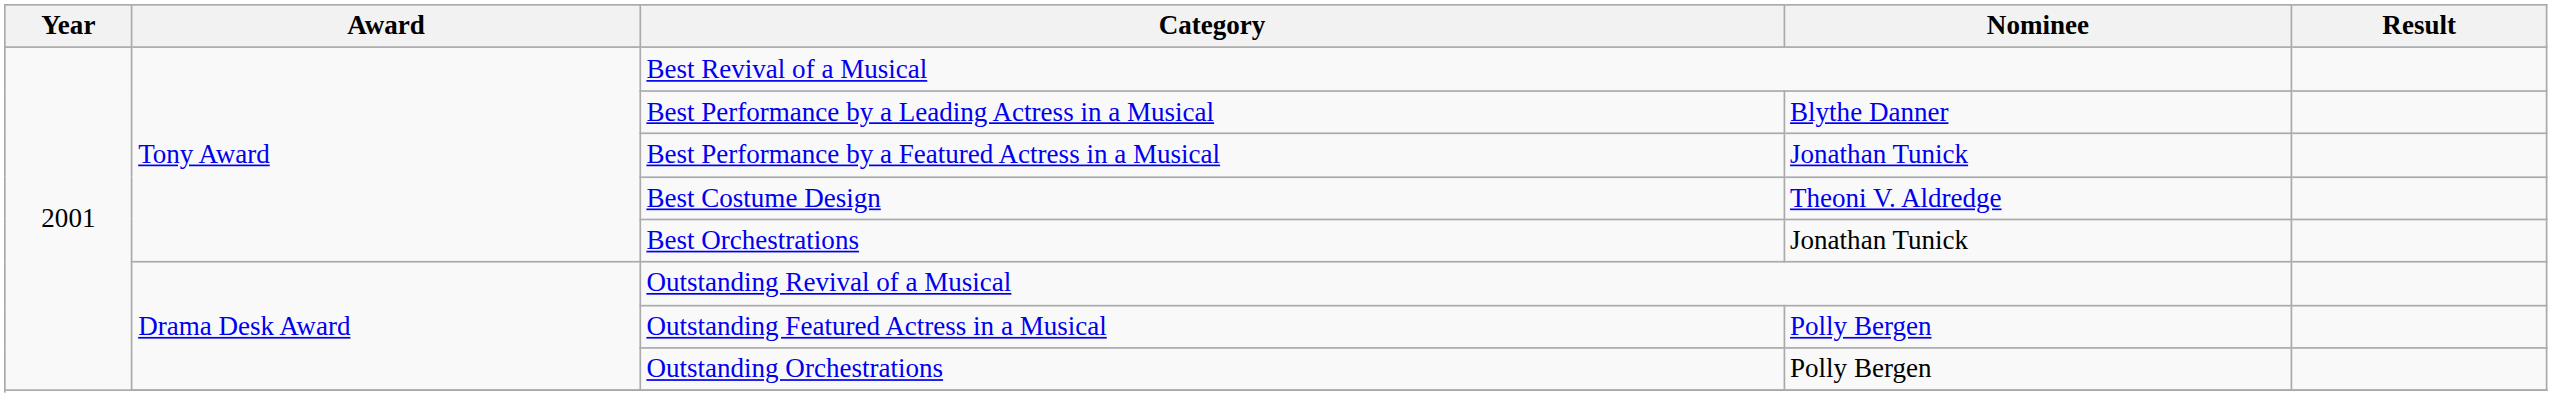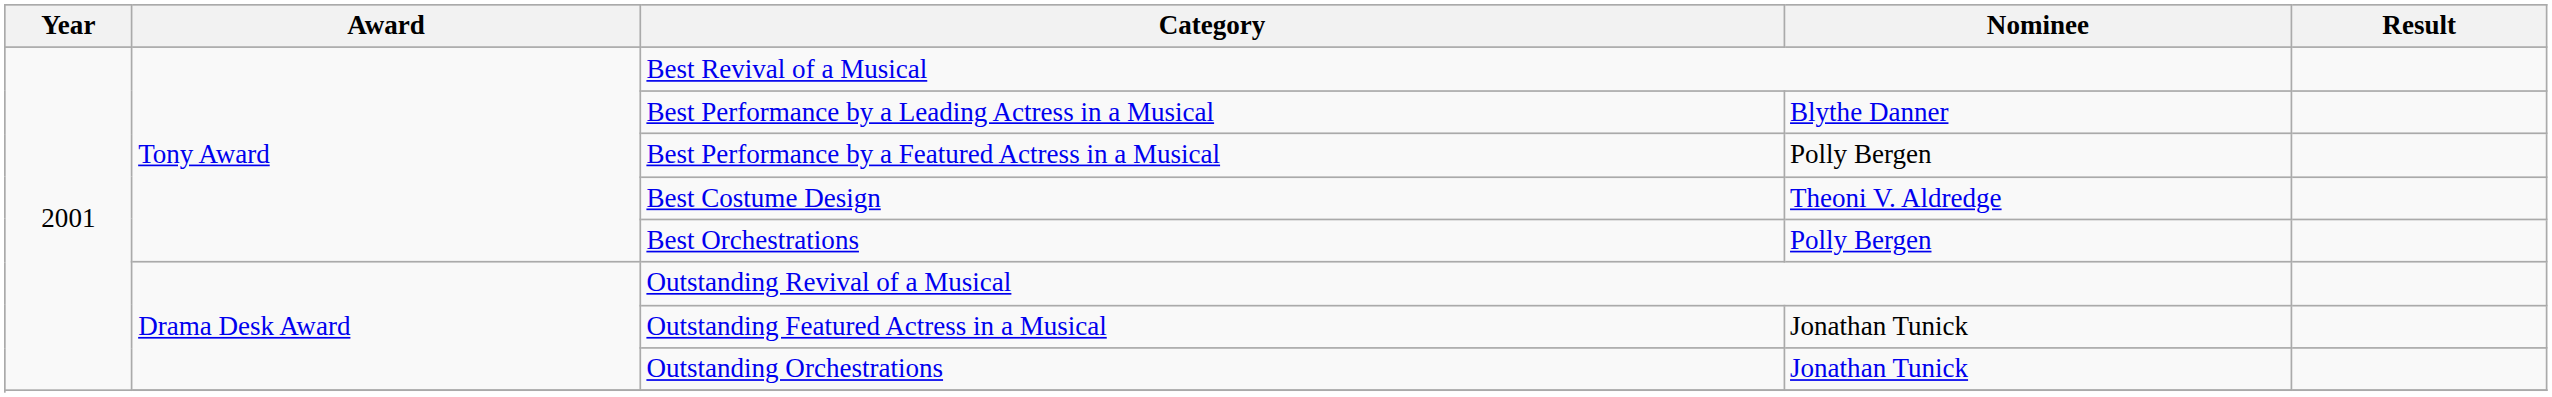(1879, 154) Jonathan Tunick -> (1861, 154) Polly Bergen
(1879, 240) Jonathan Tunick -> (1861, 240) Polly Bergen
(1861, 326) Polly Bergen -> (1879, 326) Jonathan Tunick
(1861, 369) Polly Bergen -> (1879, 369) Jonathan Tunick
